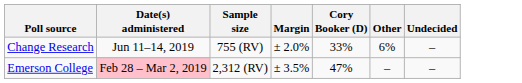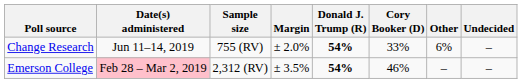+ column: (341, 21)
(341, 68) 47% -> (398, 68) 46%
